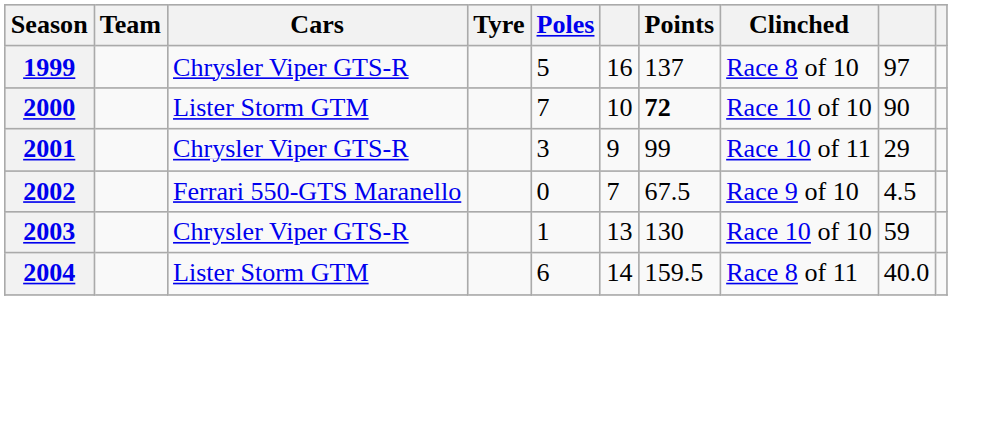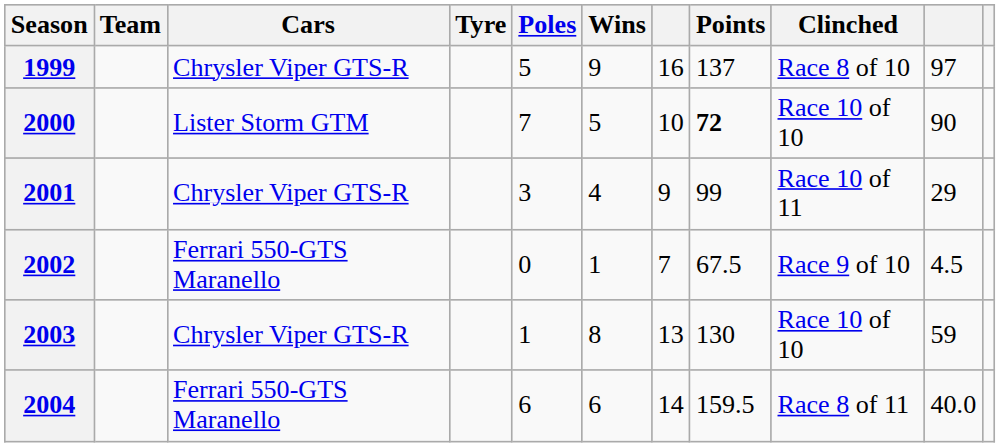+ column: (617, 25)
(271, 273) Lister Storm GTM -> (260, 405) Ferrari 550-GTS Maranello
